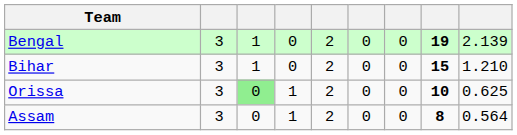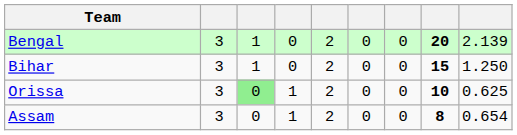(440, 42) 19 -> (440, 42) 20
(485, 67) 1.210 -> (485, 67) 1.250
(485, 117) 0.564 -> (485, 117) 0.654
